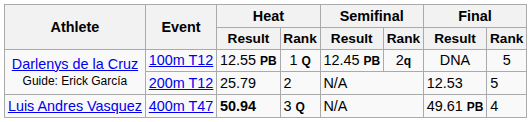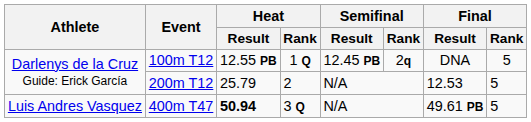(494, 106) 4 -> (494, 106) 5
